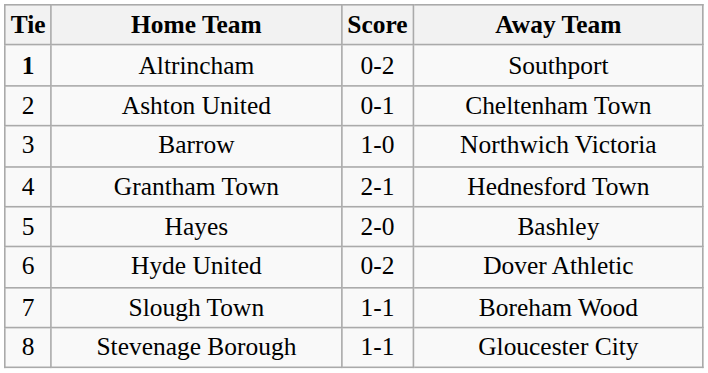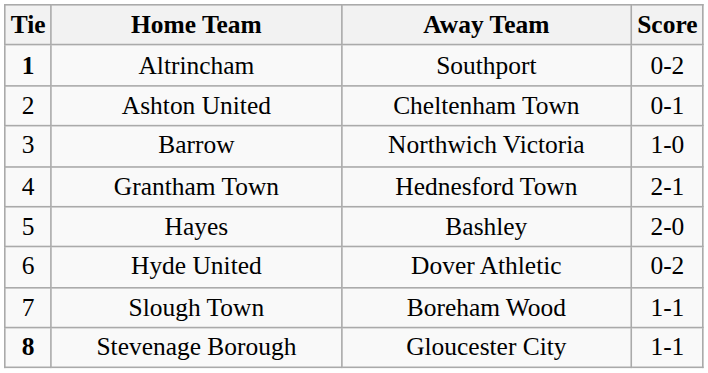columns swapped: (377, 24) <-> (558, 24)
(28, 347) normal -> (28, 347) bold
